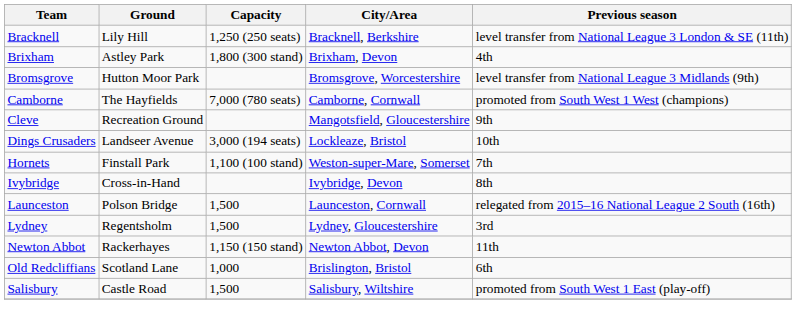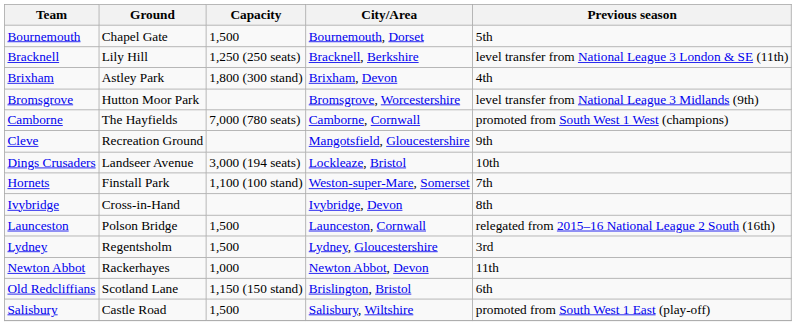+ row: (44, 36)
(256, 246) 1,150 (150 stand) -> (224, 267) 1,000
(224, 267) 1,000 -> (256, 288) 1,150 (150 stand)
